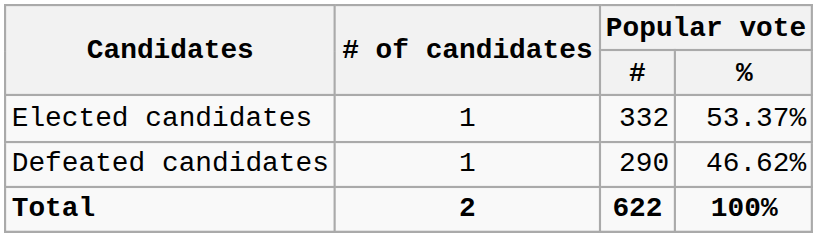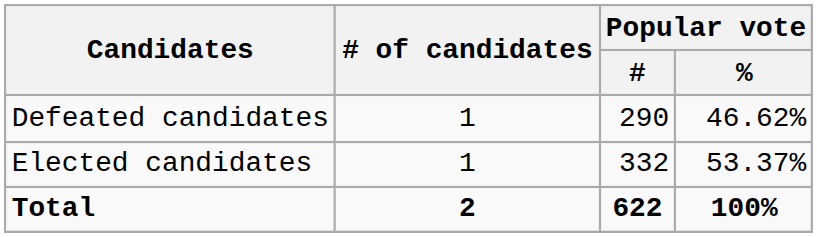rows swapped: (162, 118) <-> (170, 164)
